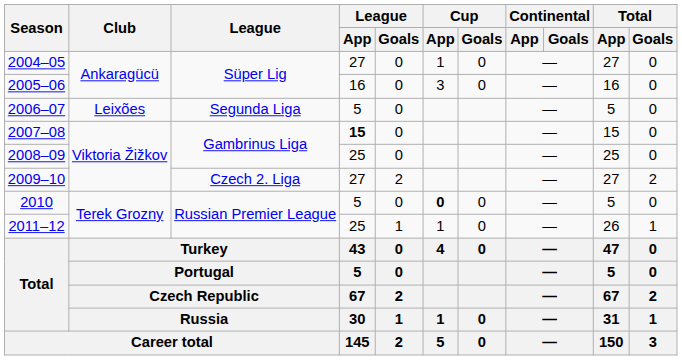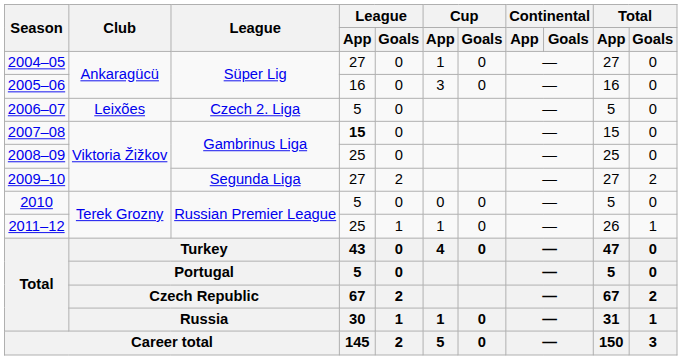(255, 109) Segunda Liga -> (255, 109) Czech 2. Liga
(255, 179) Czech 2. Liga -> (255, 179) Segunda Liga
(440, 202) bold -> (440, 202) normal
